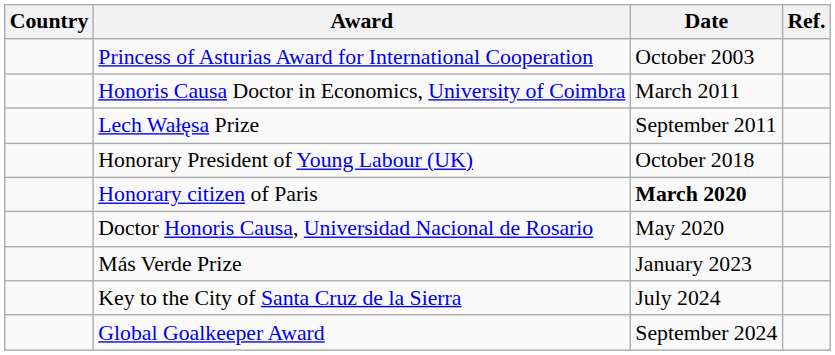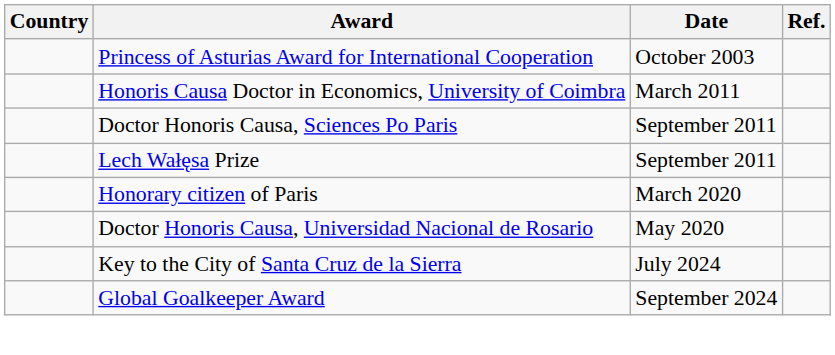+ row: (278, 125)
- row: (286, 159)
(691, 194) bold -> (688, 194) normal
- row: (170, 263)
